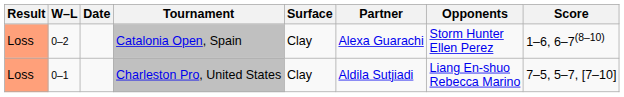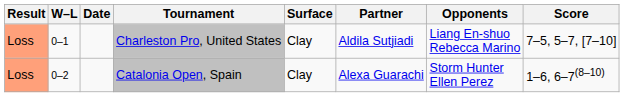rows swapped: (199, 75) <-> (179, 41)
